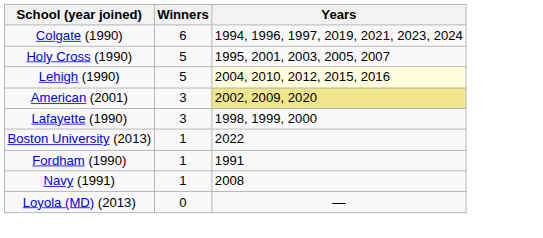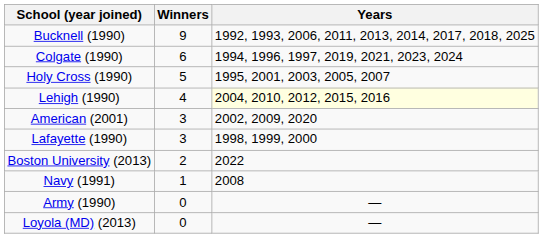+ row: (79, 35)
(183, 77) 5 -> (183, 98) 4
(266, 98) khaki background -> (266, 118) no background
(183, 139) 1 -> (183, 160) 2
- row: (79, 160)
+ row: (79, 202)
